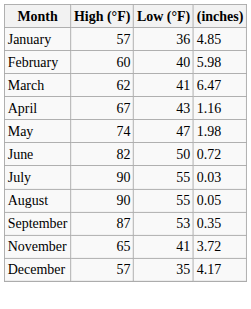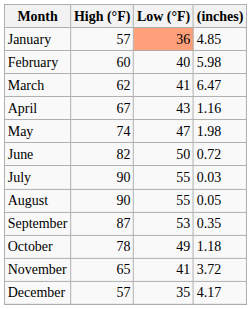(183, 39) no background -> (183, 39) lightsalmon background
+ row: (30, 246)
